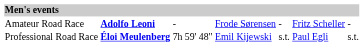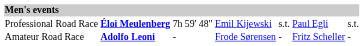rows swapped: (51, 37) <-> (44, 23)
